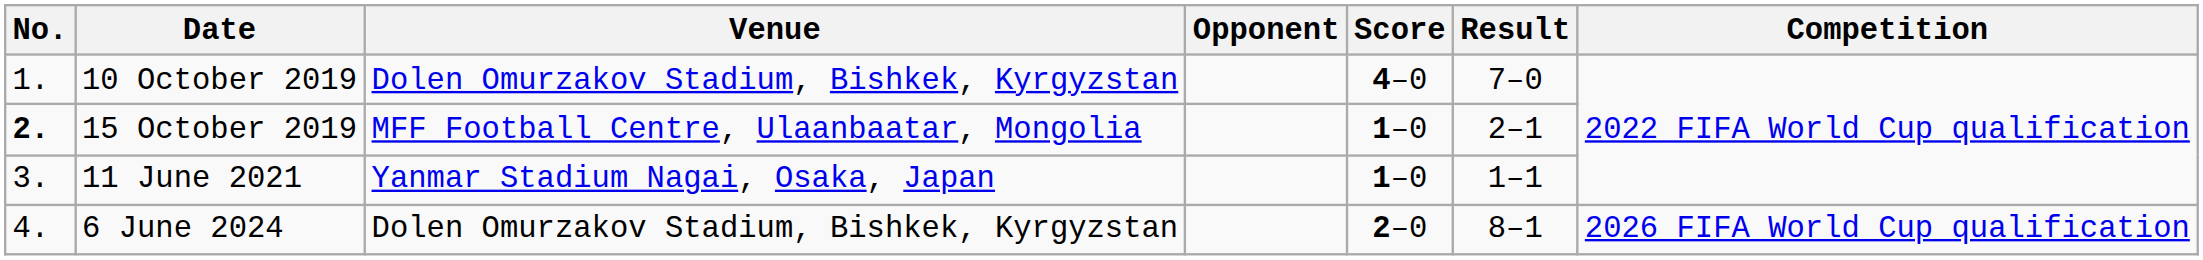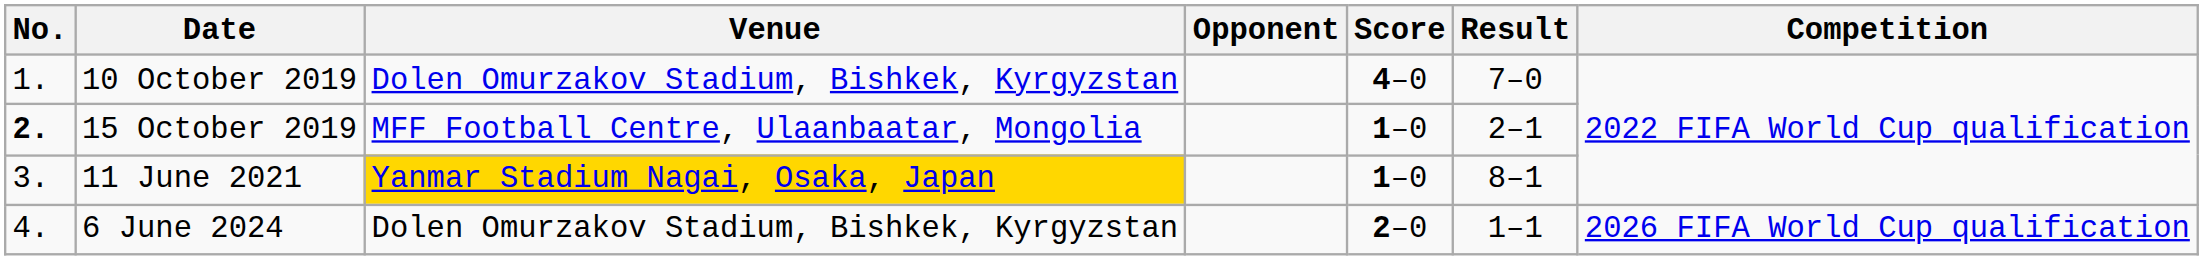(683, 179) no background -> (683, 179) gold background
(1515, 179) 1–1 -> (1515, 179) 8–1
(1515, 229) 8–1 -> (1515, 229) 1–1
